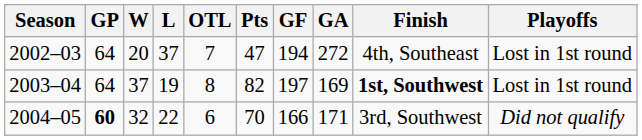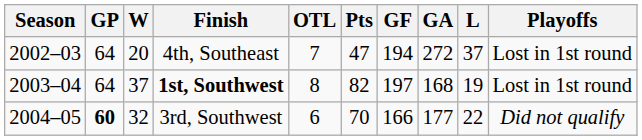columns swapped: (169, 20) <-> (421, 20)
(333, 85) 169 -> (438, 85) 168
(333, 118) 171 -> (438, 118) 177
